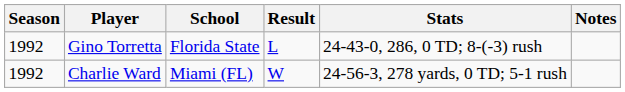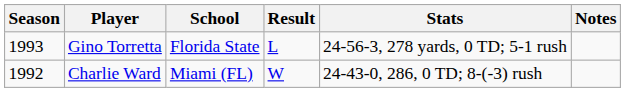(26, 45) 1992 -> (26, 45) 1993
(433, 45) 24-43-0, 286, 0 TD; 8-(-3) rush -> (445, 45) 24-56-3, 278 yards, 0 TD; 5-1 rush
(445, 73) 24-56-3, 278 yards, 0 TD; 5-1 rush -> (433, 73) 24-43-0, 286, 0 TD; 8-(-3) rush
